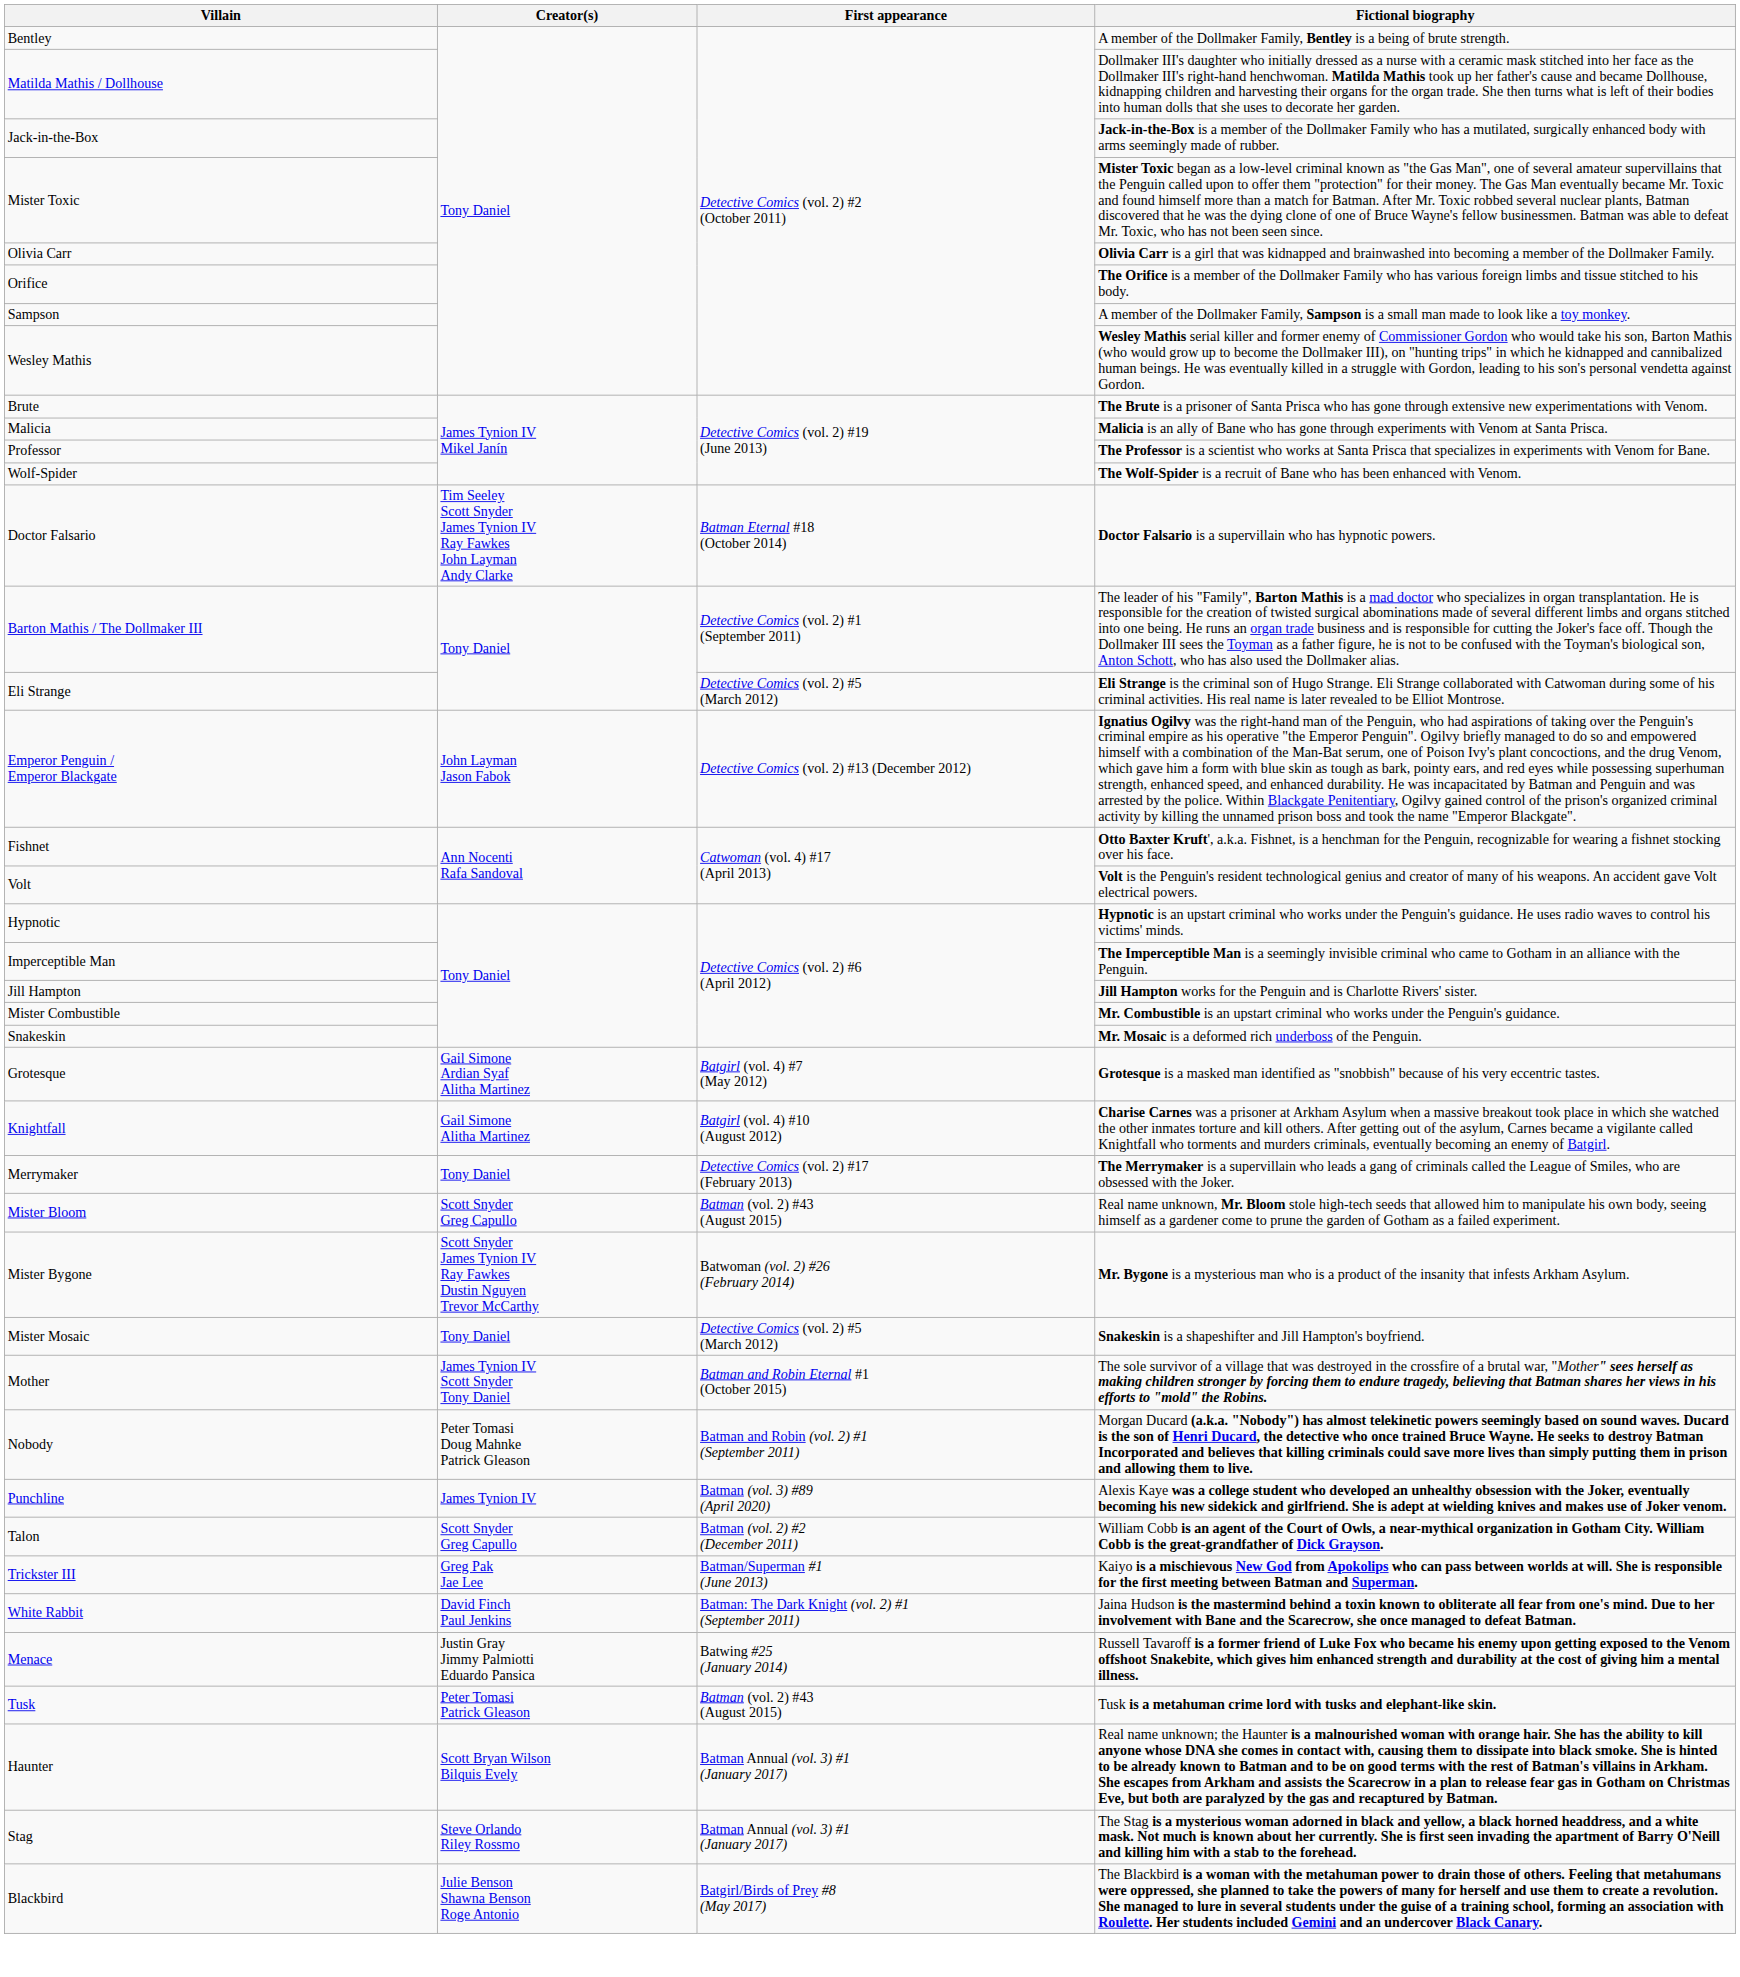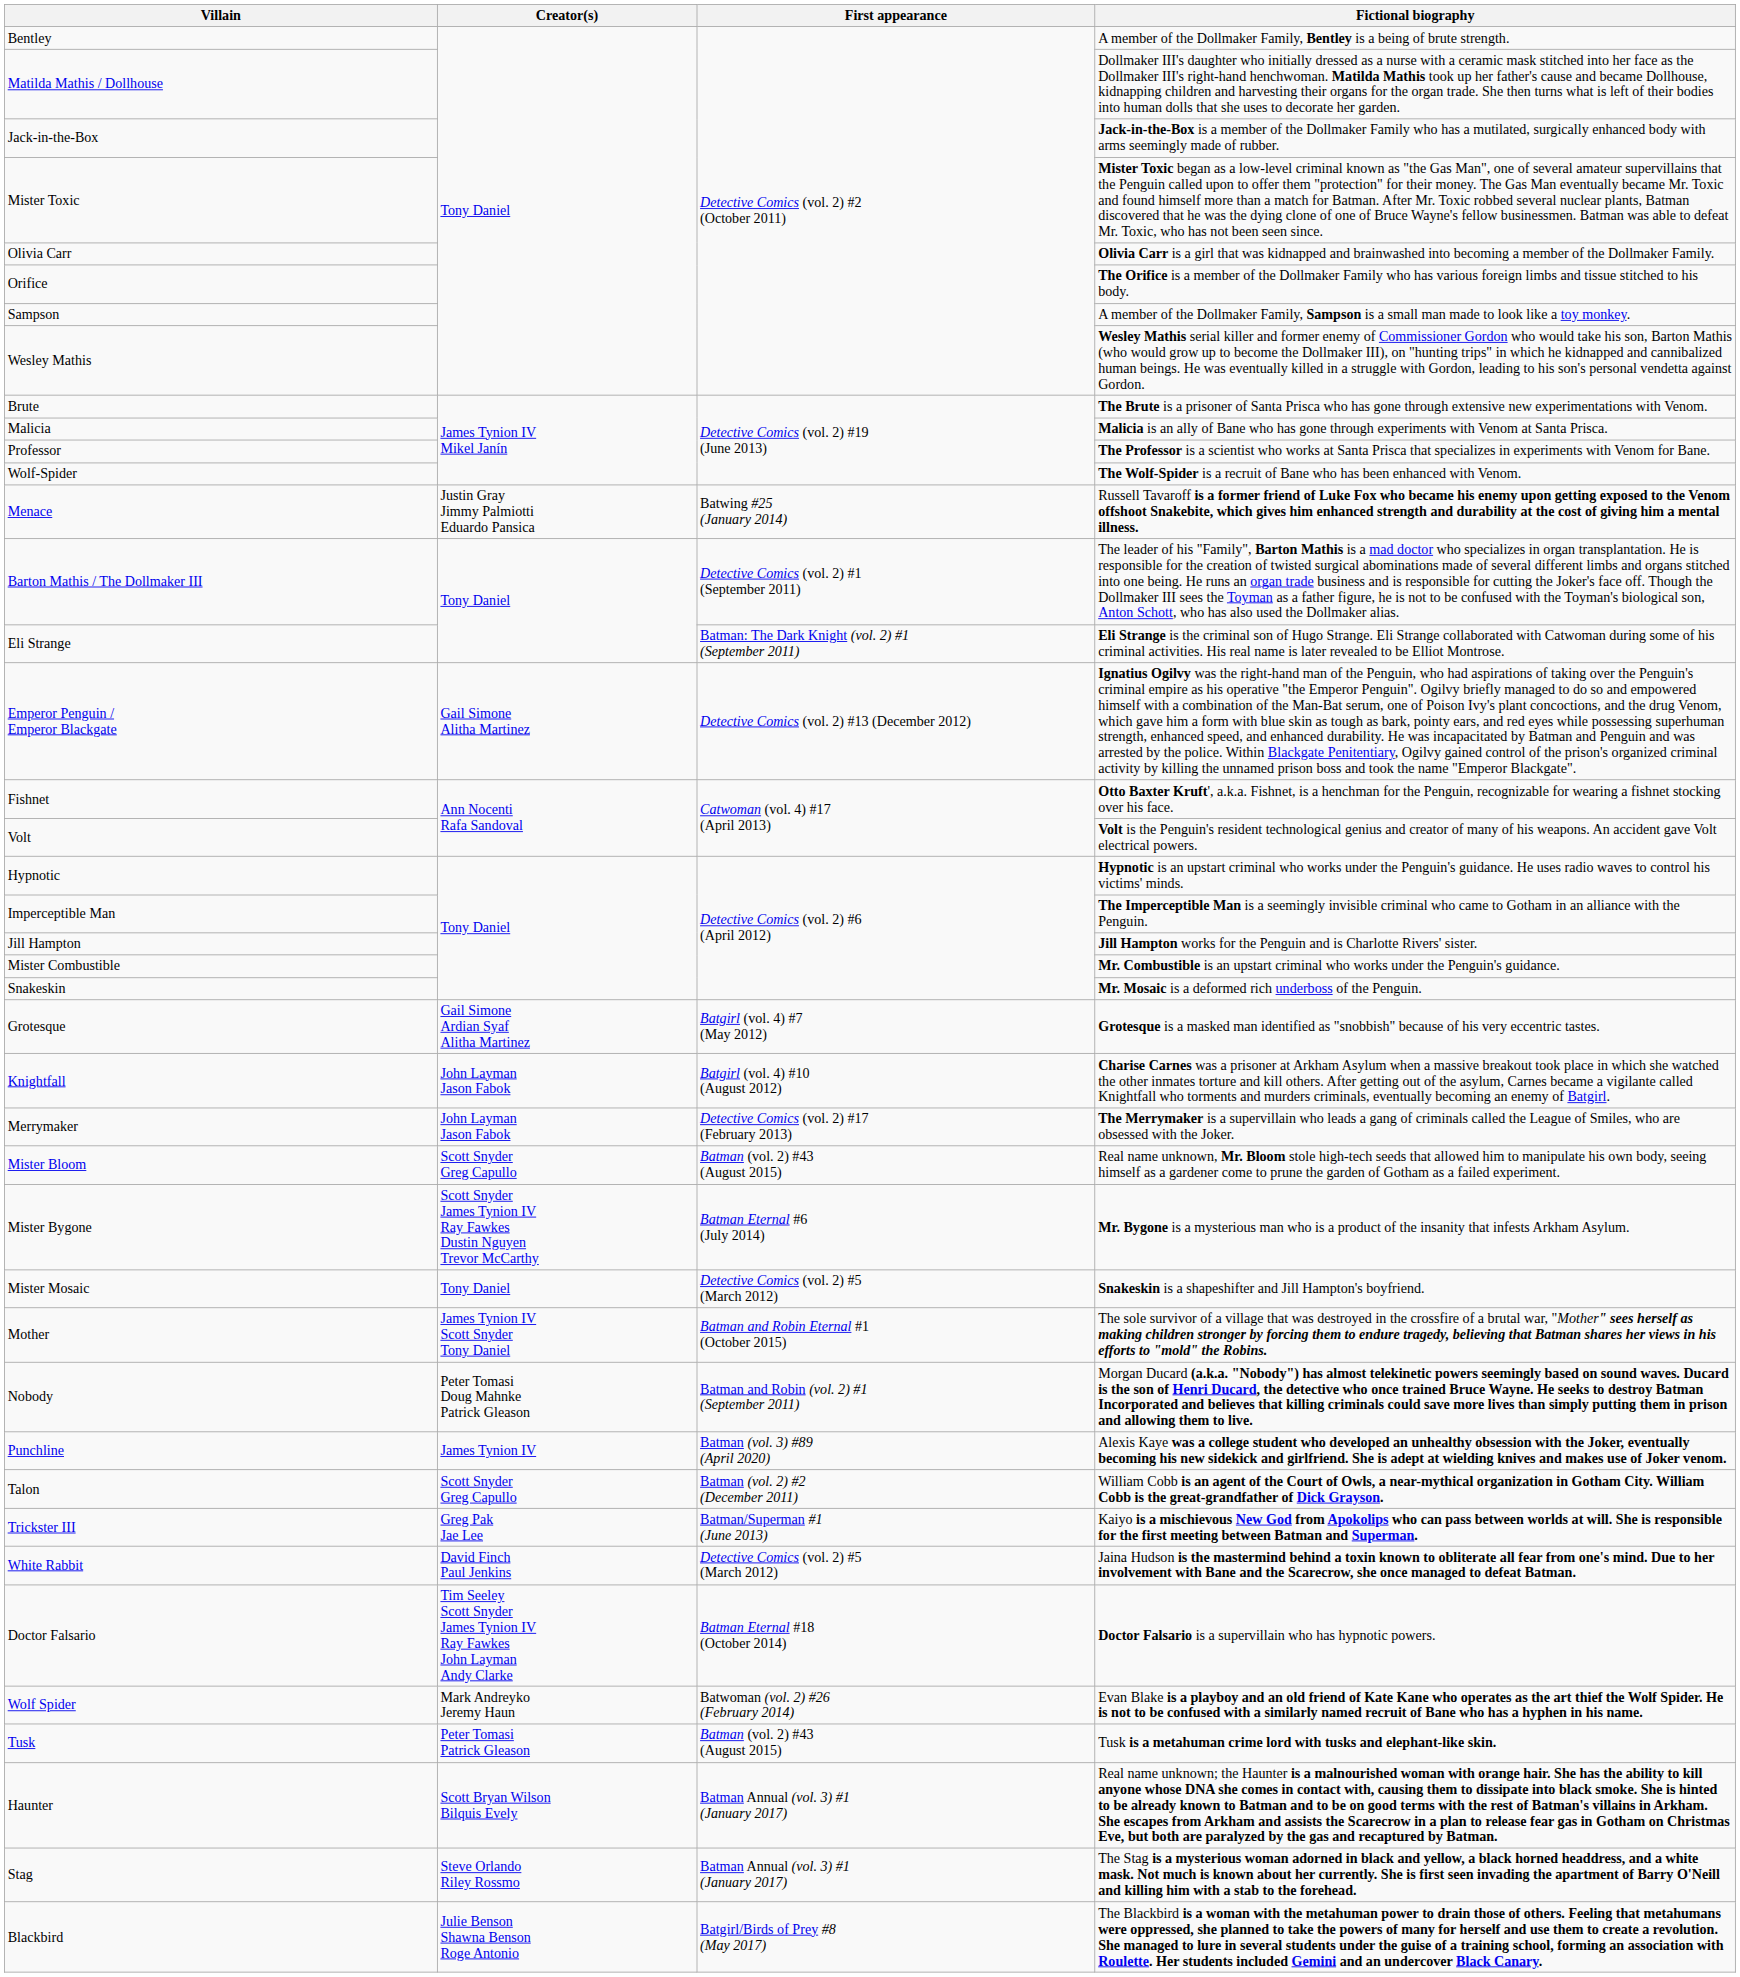rows swapped: (52, 535) <-> (30, 1659)
(781, 691) Detective Comics (vol. 2) #5 (March 2012) -> (805, 643) Batman: The Dark Knight (vol. 2) #1 (September 2011)
(479, 768) John Layman Jason Fabok -> (485, 721) Gail Simone Alitha Martinez
(485, 1128) Gail Simone Alitha Martinez -> (479, 1080) John Layman Jason Fabok
(475, 1174) Tony Daniel -> (479, 1126) John Layman Jason Fabok
(765, 1274) Batwoman (vol. 2) #26 (February 2014) -> (754, 1226) Batman Eternal #6 (July 2014)
(805, 1612) Batman: The Dark Knight (vol. 2) #1 (September 2011) -> (781, 1565) Detective Comics (vol. 2) #5 (March 2012)
+ row: (42, 1705)
